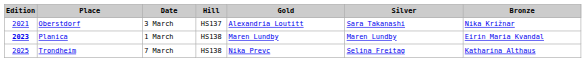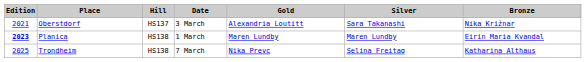columns swapped: (169, 11) <-> (211, 11)
